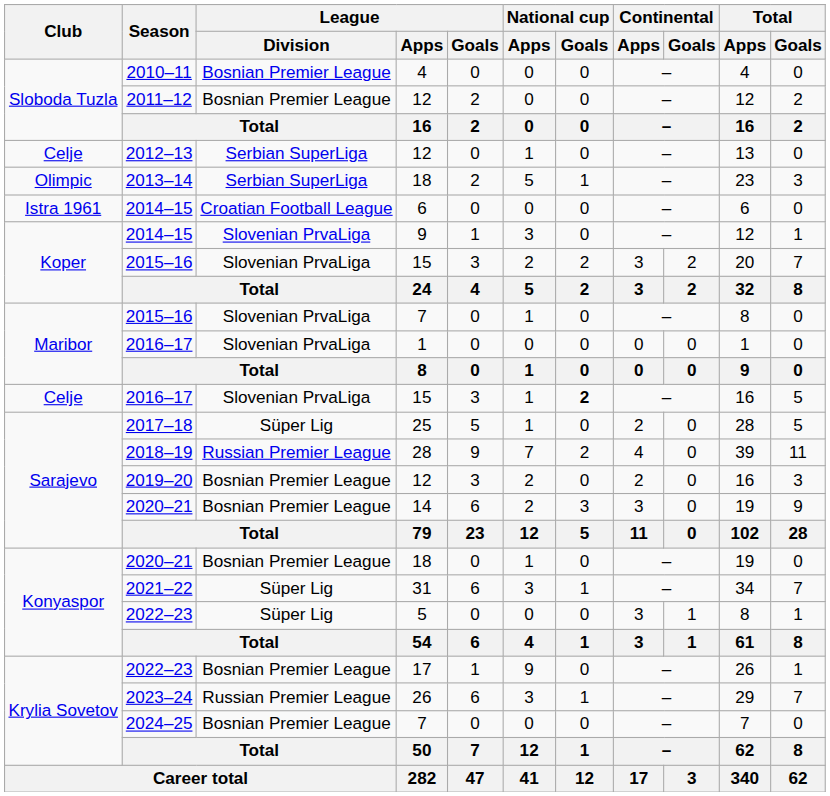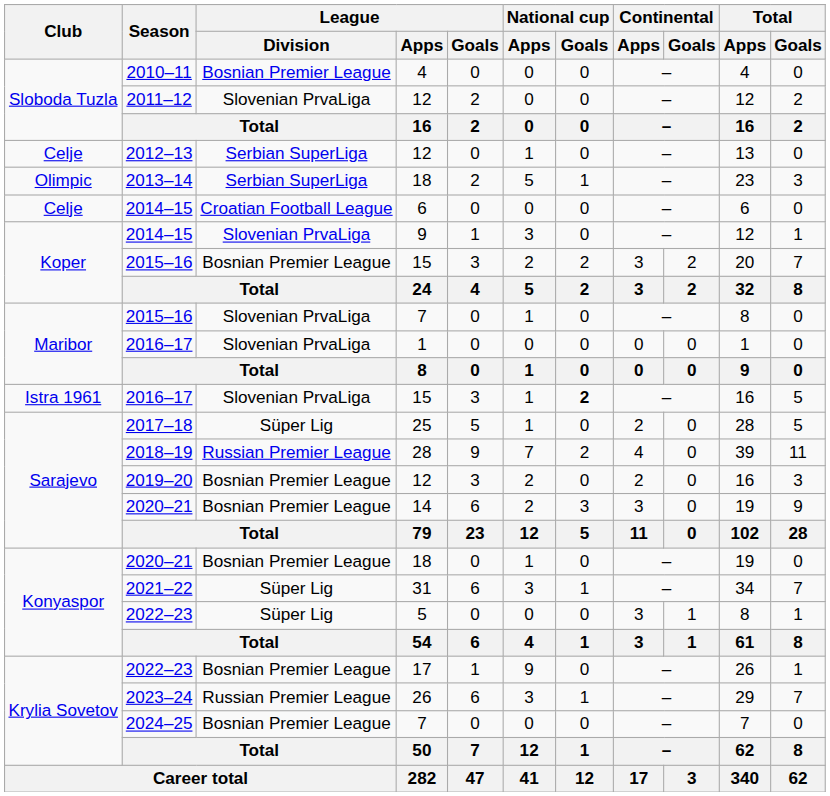(296, 99) Bosnian Premier League -> (296, 99) Slovenian PrvaLiga
(63, 208) Istra 1961 -> (63, 208) Celje
(296, 262) Slovenian PrvaLiga -> (296, 262) Bosnian Premier League
(63, 398) Celje -> (63, 398) Istra 1961
